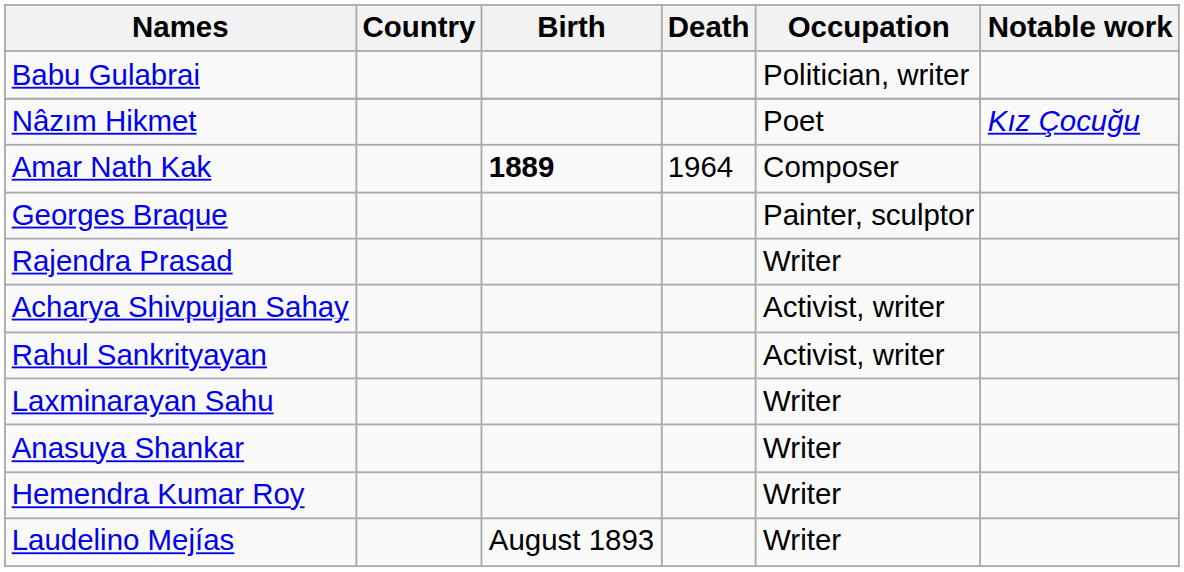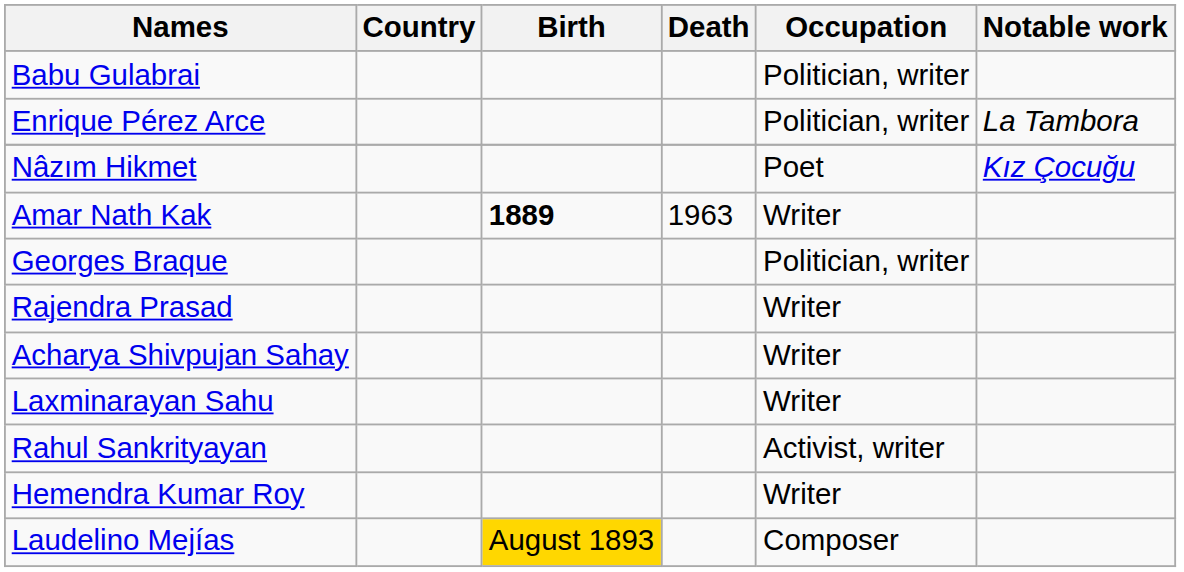+ row: (139, 121)
(700, 167) 1964 -> (700, 214) 1963
(831, 167) Composer -> (802, 214) Writer
(869, 214) Painter, sculptor -> (866, 261) Politician, writer
(854, 307) Activist, writer -> (802, 354) Writer
rows swapped: (143, 401) <-> (139, 354)
- row: (128, 448)
(572, 541) no background -> (572, 541) gold background
(802, 541) Writer -> (831, 541) Composer
